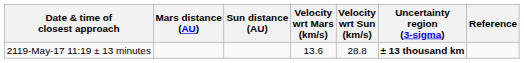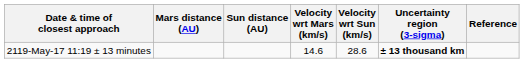(313, 50) 13.6 -> (313, 50) 14.6
(357, 50) 28.8 -> (357, 50) 28.6
